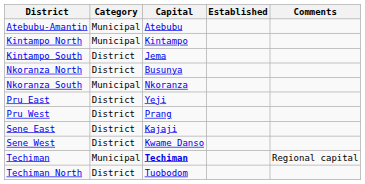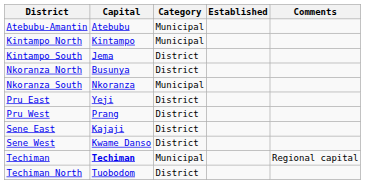columns swapped: (116, 12) <-> (174, 12)
